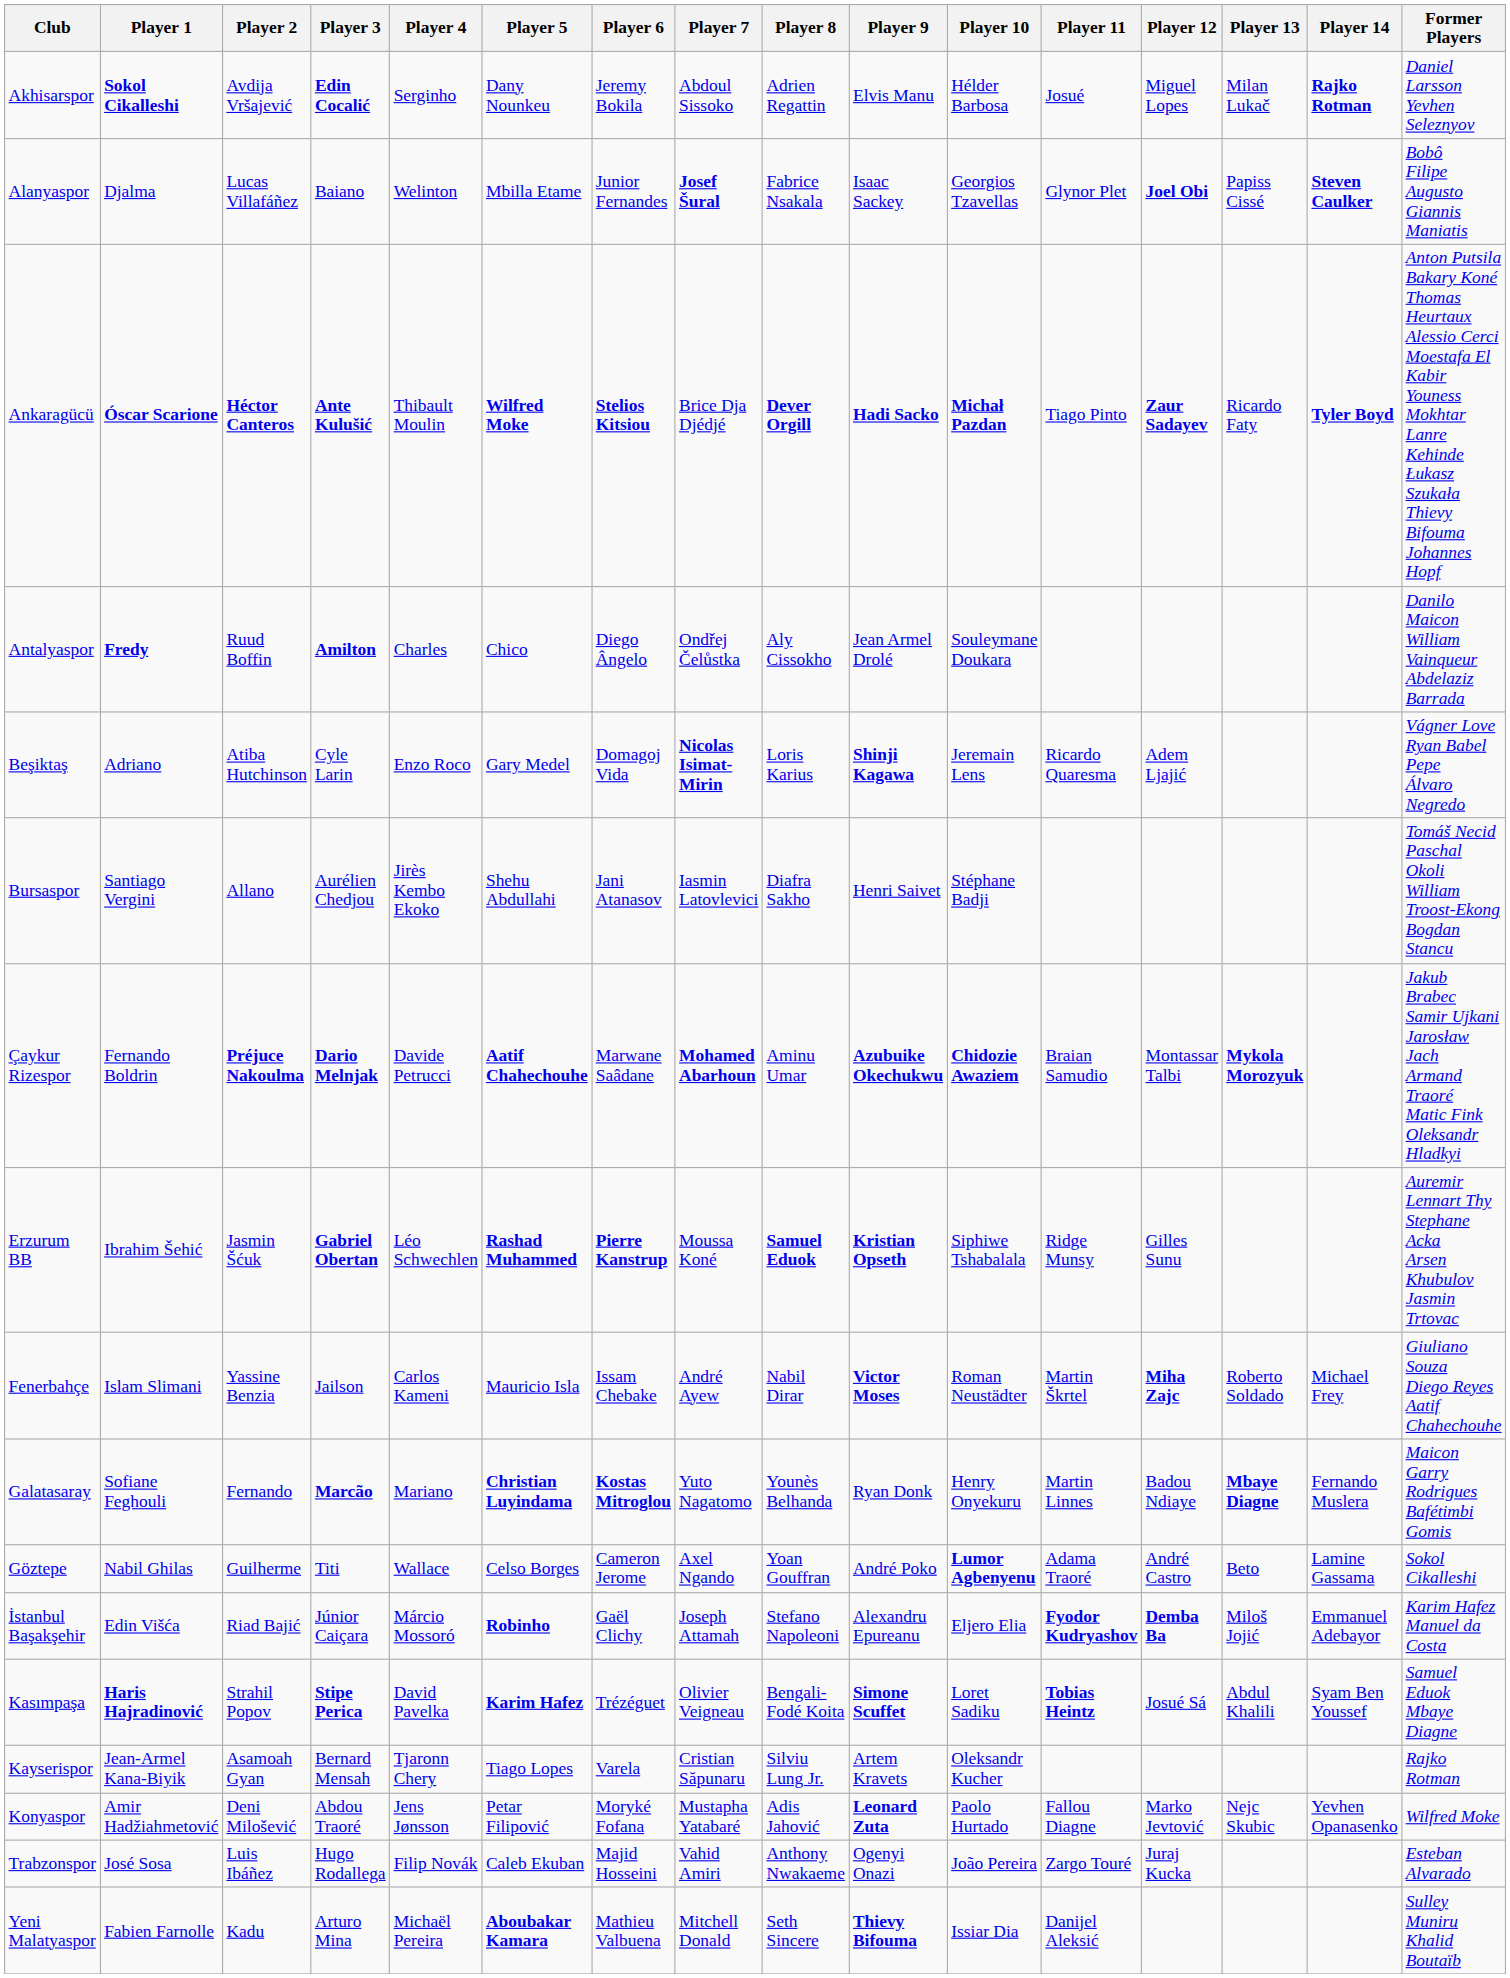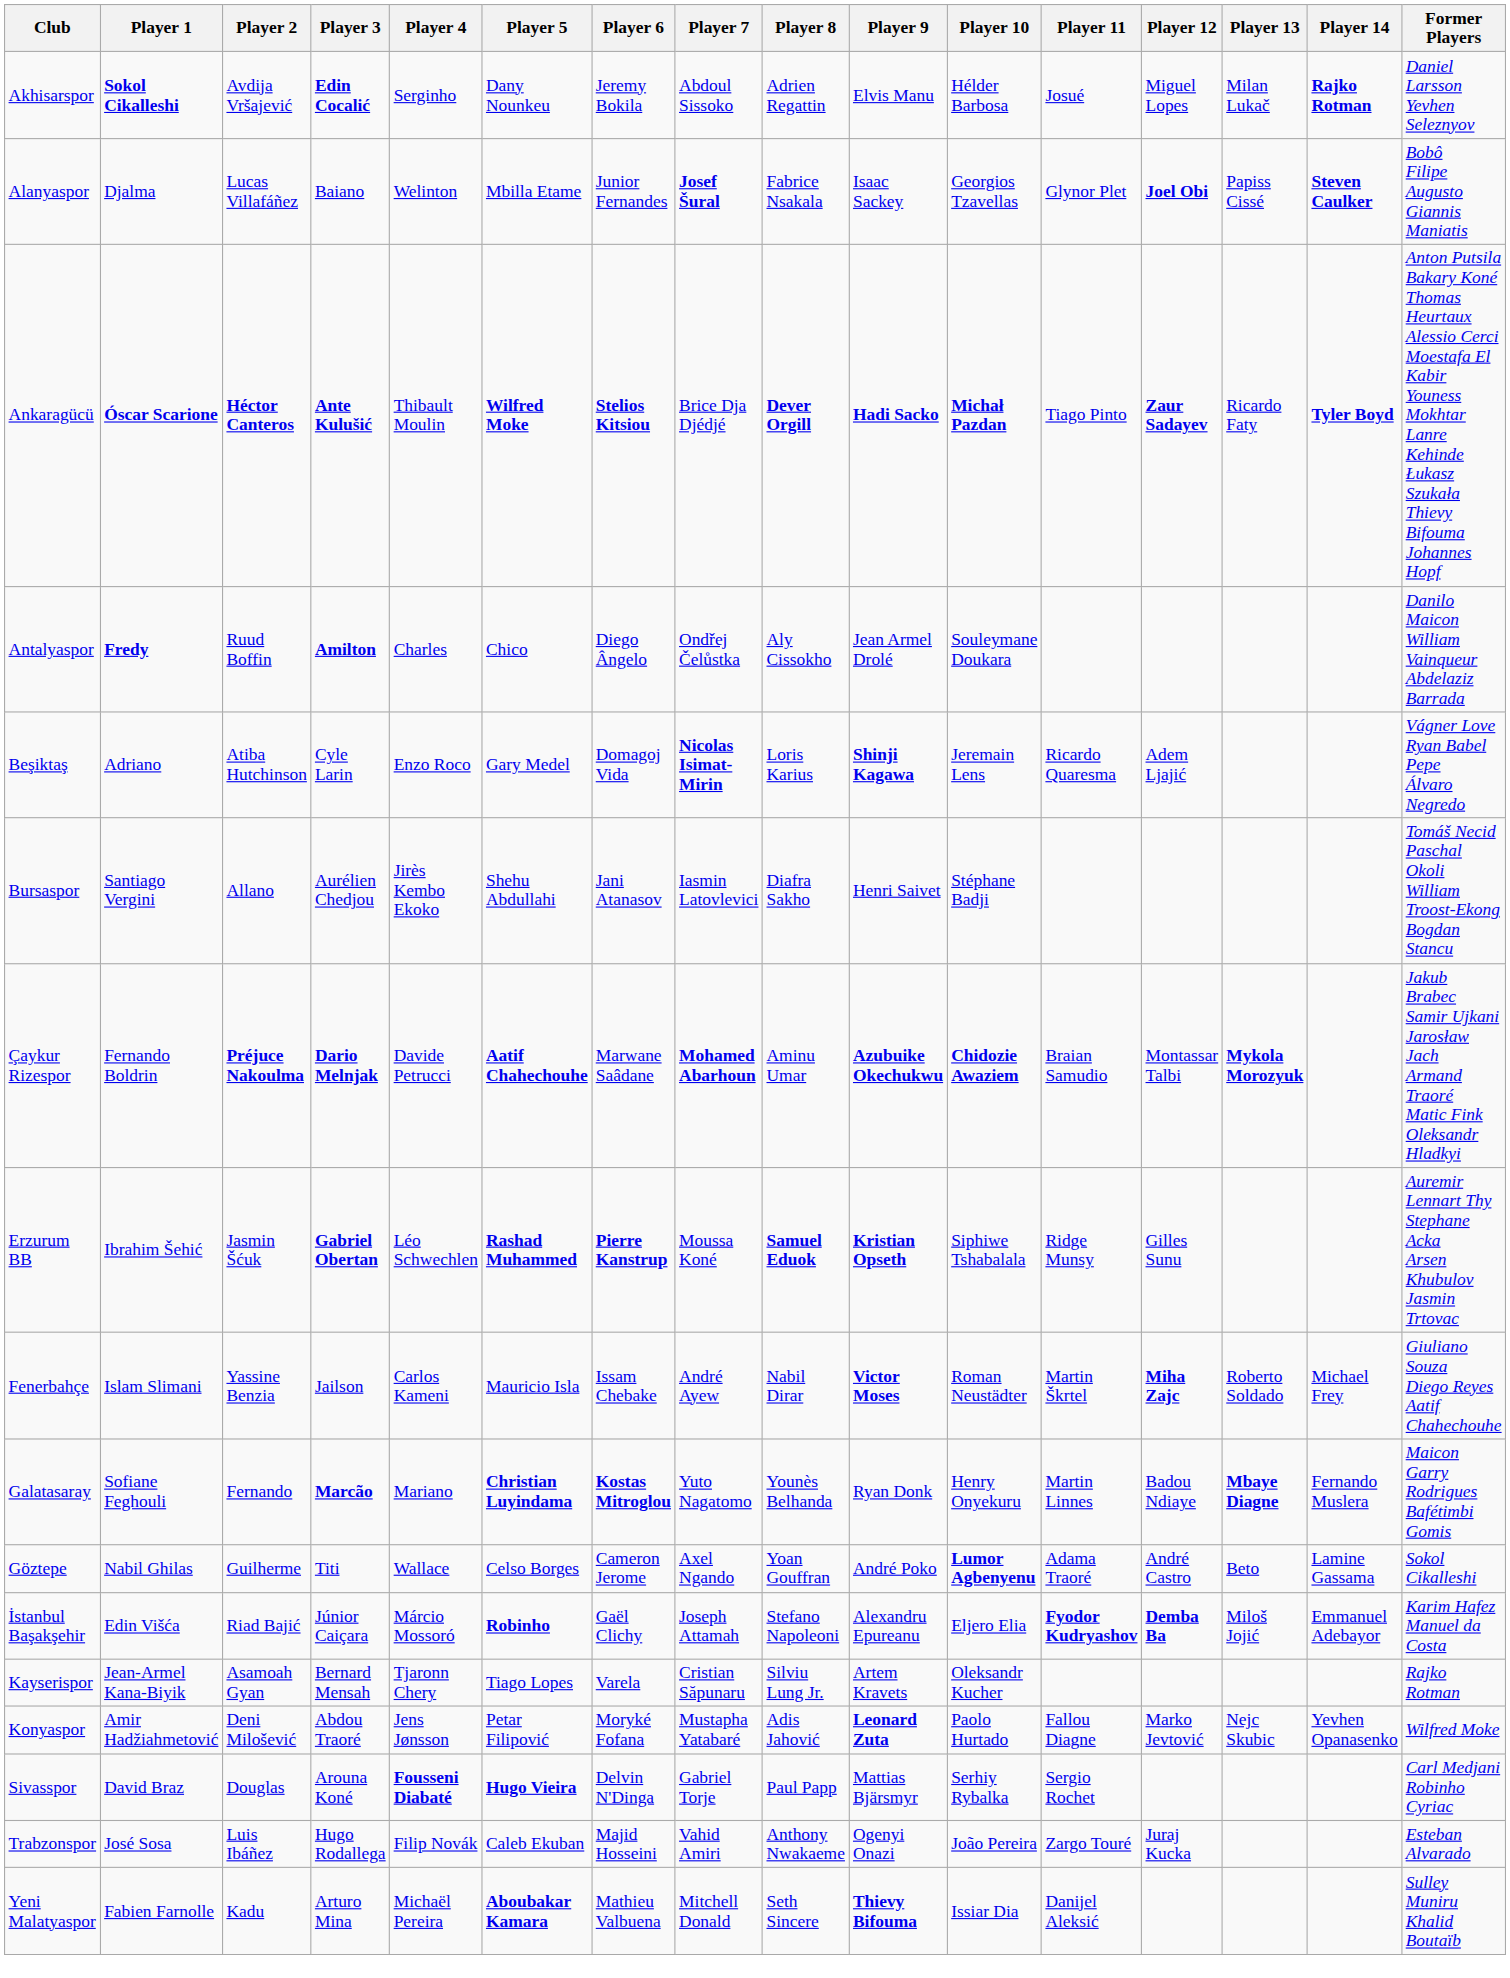- row: (47, 1702)
+ row: (42, 1786)
